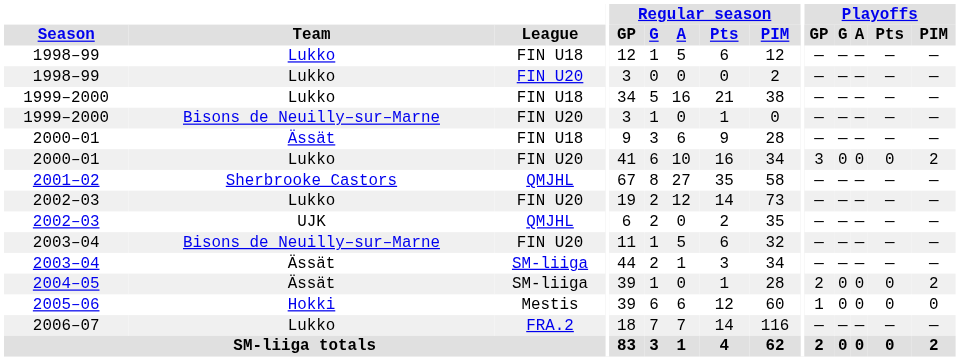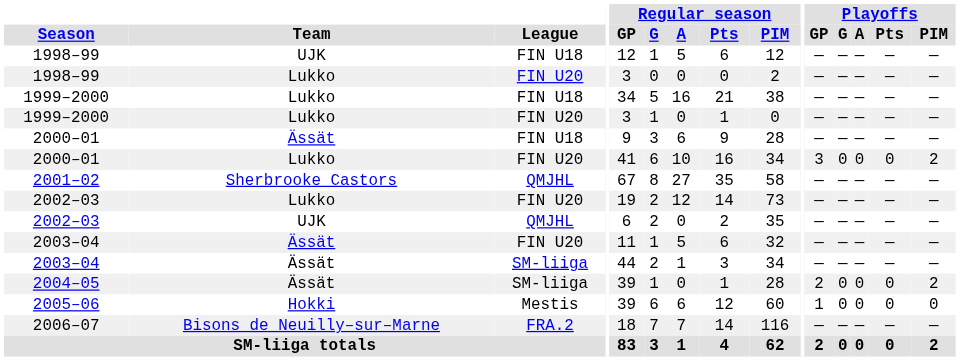(311, 56) Lukko -> (311, 56) UJK
(311, 118) Bisons de Neuilly–sur–Marne -> (311, 118) Lukko
(311, 243) Bisons de Neuilly–sur–Marne -> (311, 243) Ässät
(311, 325) Lukko -> (311, 325) Bisons de Neuilly–sur–Marne
